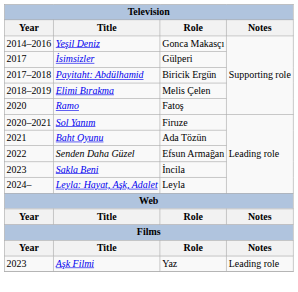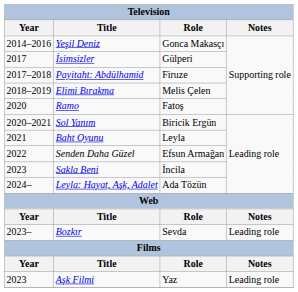(189, 75) Biricik Ergün -> (175, 75) Firuze
(175, 122) Firuze -> (189, 122) Biricik Ergün
(184, 138) Ada Tözün -> (174, 138) Leyla
(174, 185) Leyla -> (184, 185) Ada Tözün
+ row: (69, 232)
